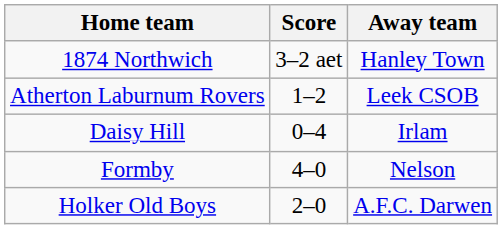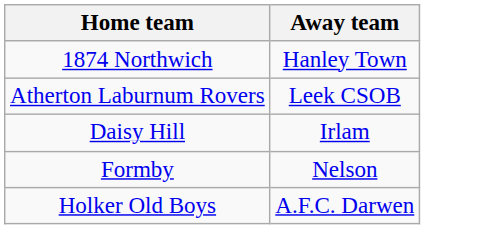- column: (309, 22)
